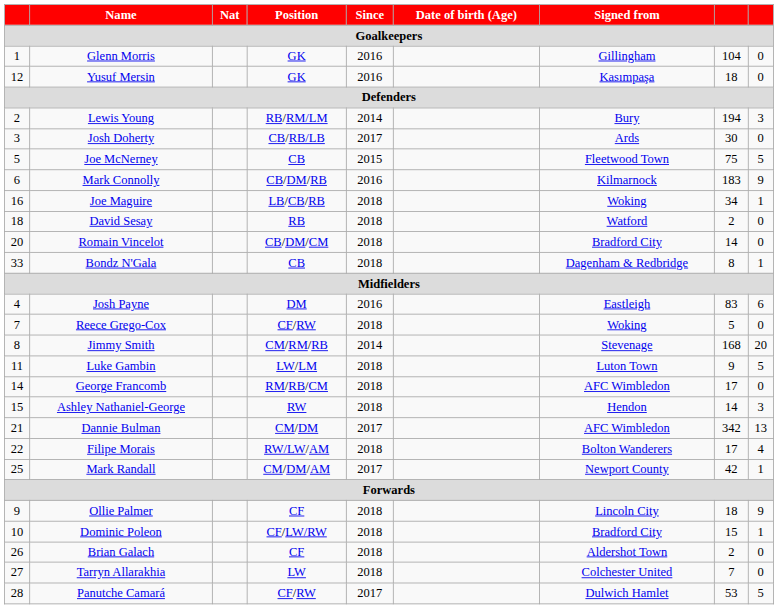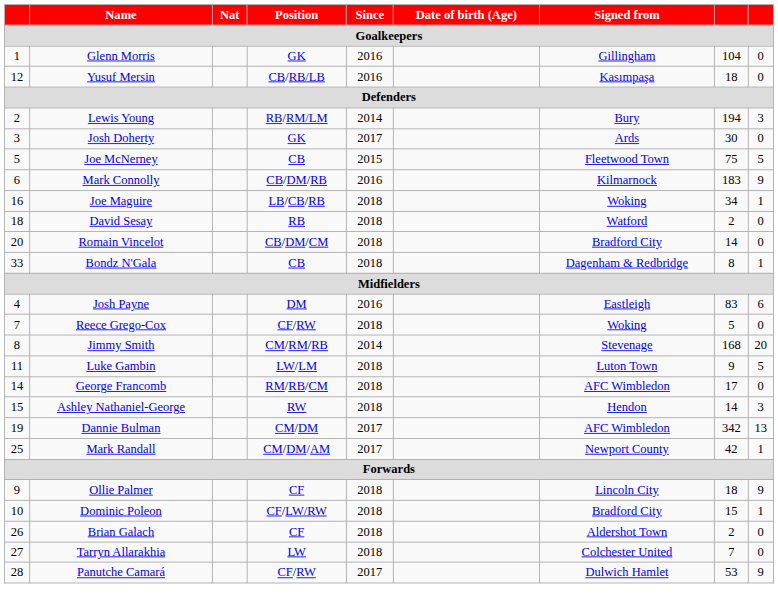(297, 77) GK -> (297, 77) CB/RB/LB
(297, 139) CB/RB/LB -> (297, 139) GK
(17, 428) 21 -> (17, 428) 19
- row: (121, 449)
(761, 593) 5 -> (761, 573) 9
